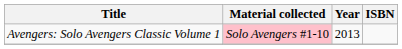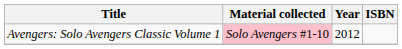(347, 34) 2013 -> (347, 34) 2012
